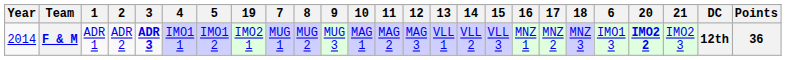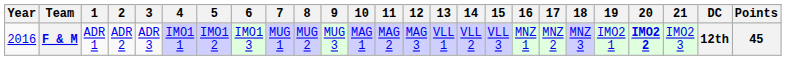columns swapped: (611, 14) <-> (249, 14)
(22, 39) 2014 -> (22, 39) 2016
(149, 39) bold -> (149, 39) normal
(756, 39) 36 -> (756, 39) 45
